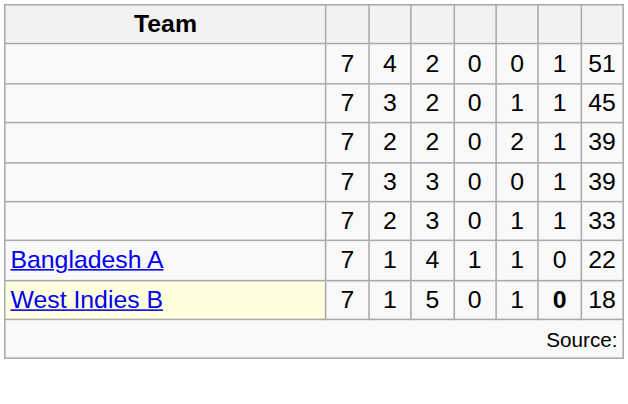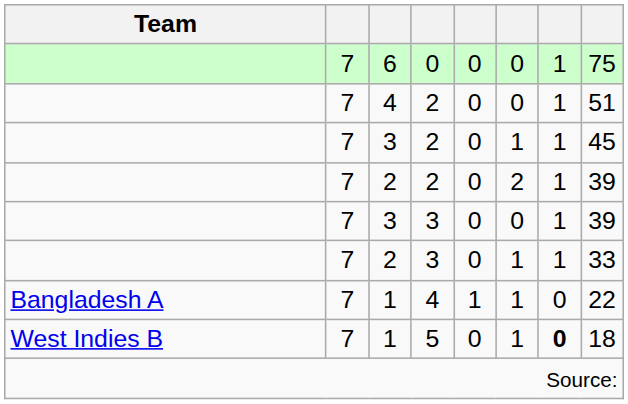+ row: (390, 63)
(87, 299) lightyellow background -> (87, 338) no background
